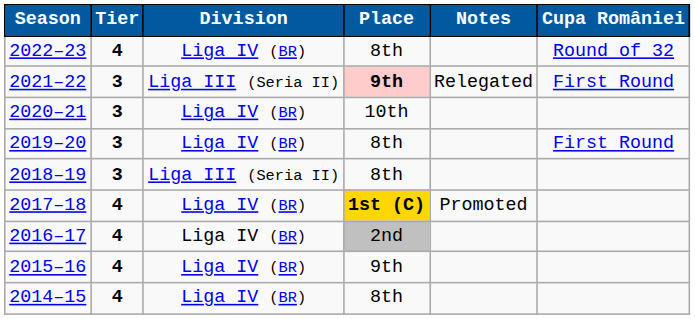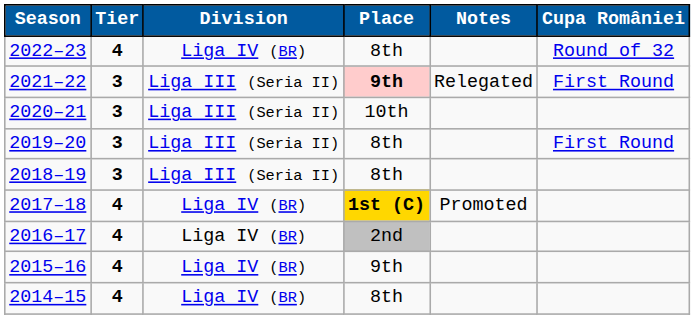(244, 112) Liga IV (BR) -> (244, 112) Liga III (Seria II)
(244, 143) Liga IV (BR) -> (244, 143) Liga III (Seria II)
